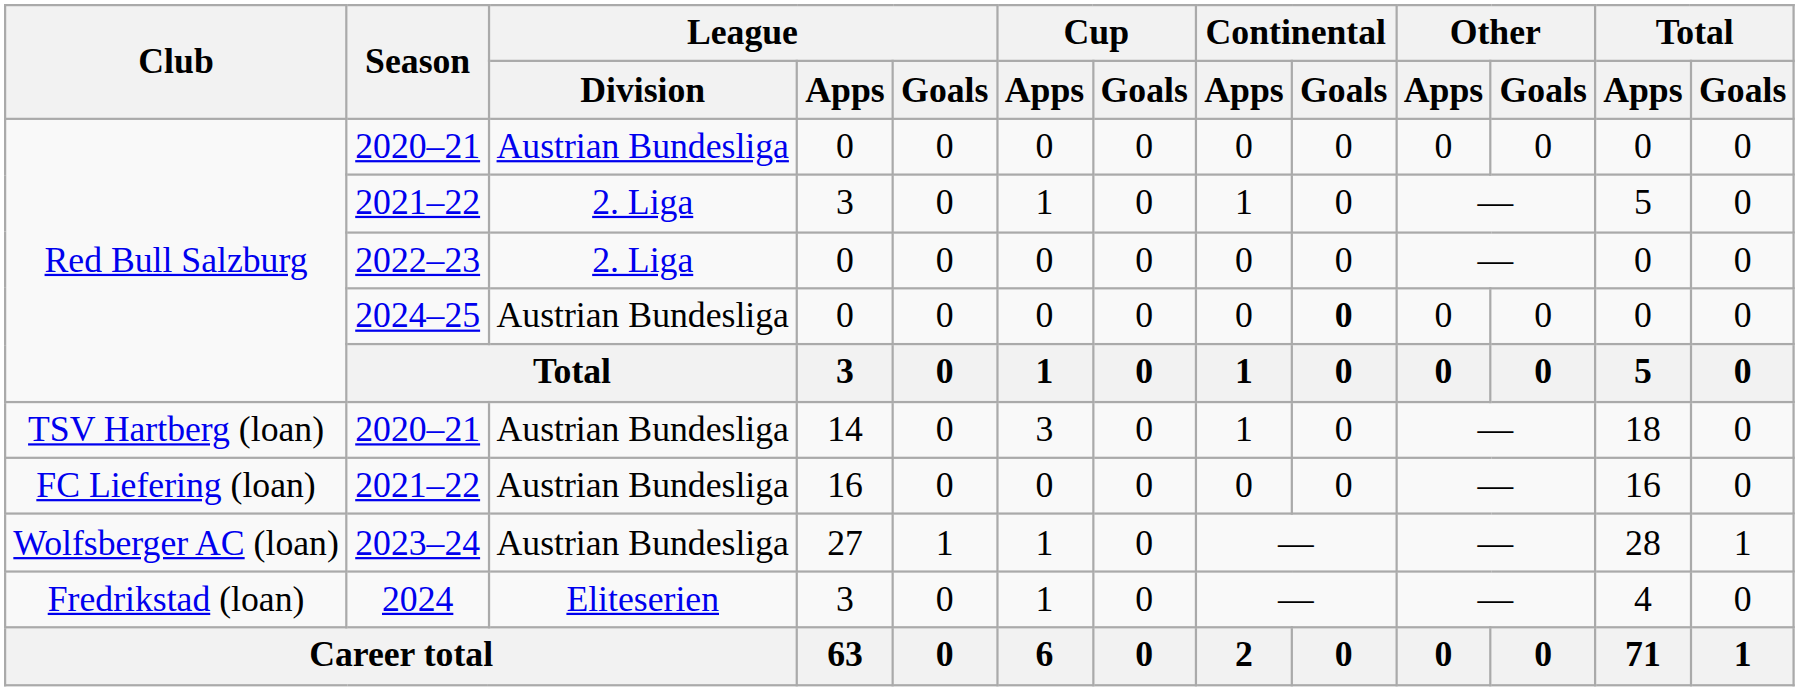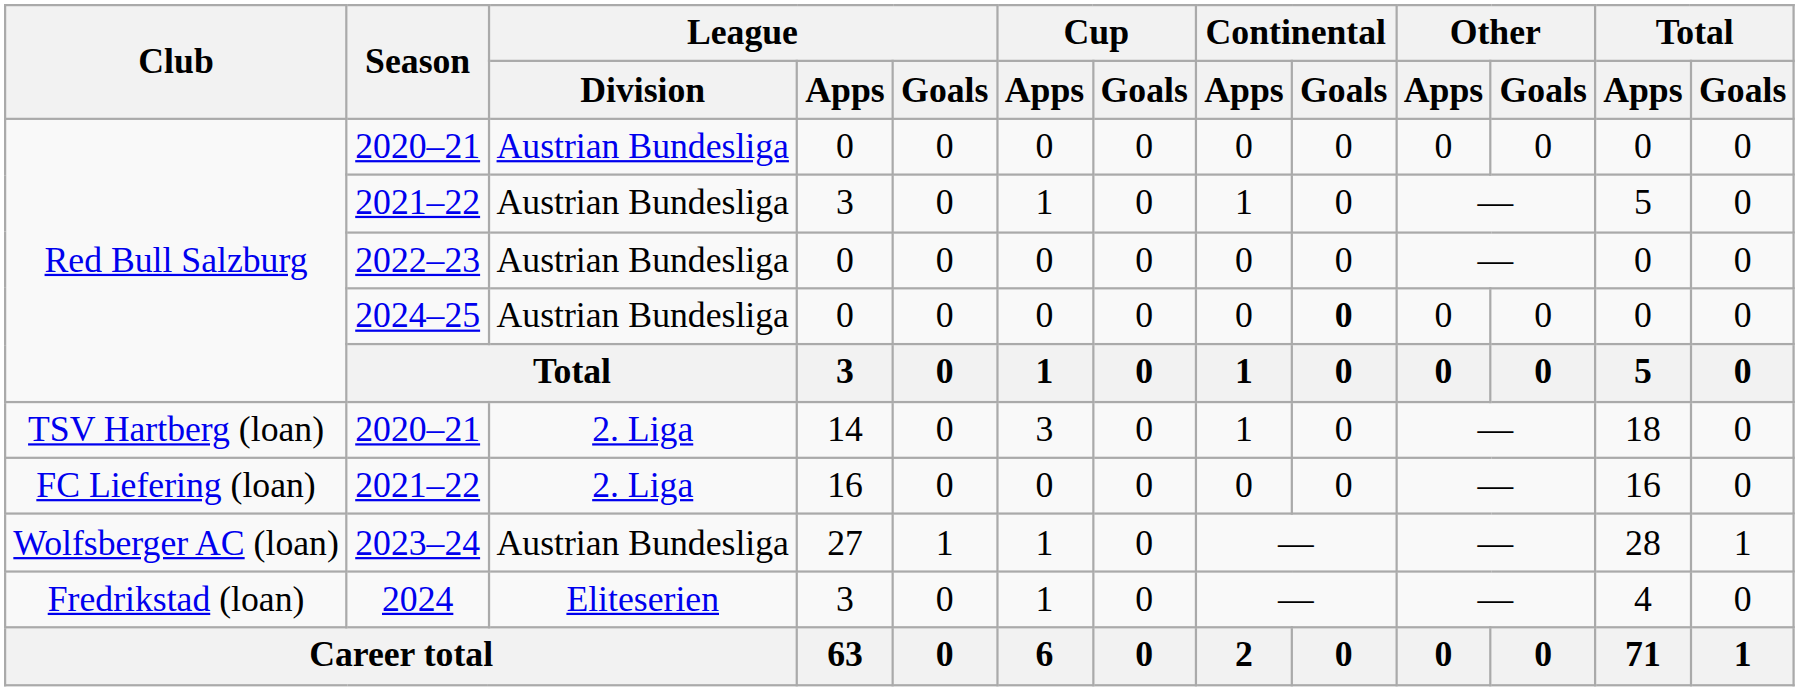(643, 202) 2. Liga -> (643, 202) Austrian Bundesliga
(643, 259) 2. Liga -> (643, 259) Austrian Bundesliga
(643, 428) Austrian Bundesliga -> (643, 428) 2. Liga
(643, 485) Austrian Bundesliga -> (643, 485) 2. Liga
